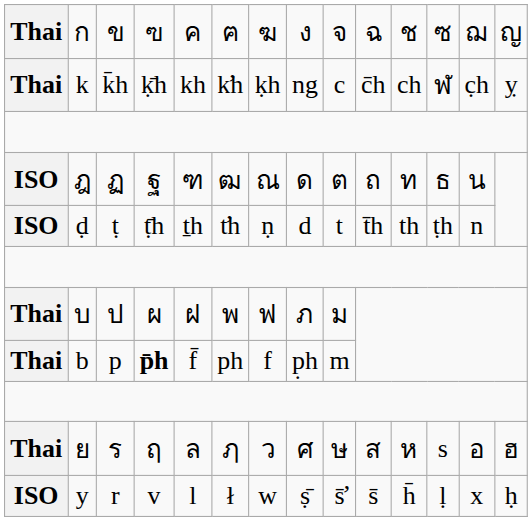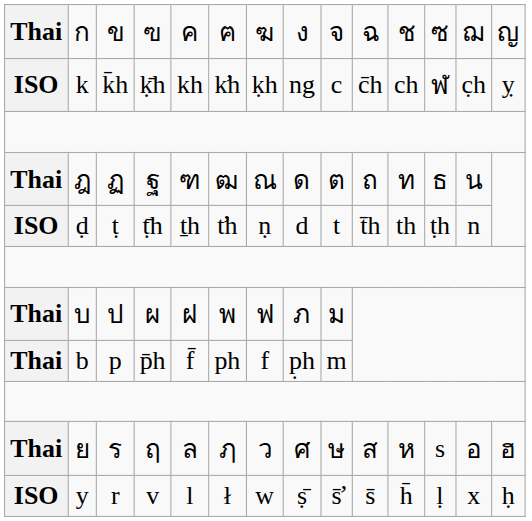(36, 84) Thai -> (36, 84) ISO
(36, 179) ISO -> (36, 179) Thai
(154, 360) bold -> (153, 360) normal
